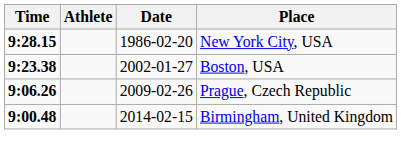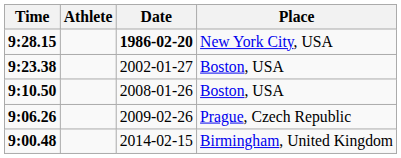(156, 41) normal -> (156, 41) bold
+ row: (32, 91)
